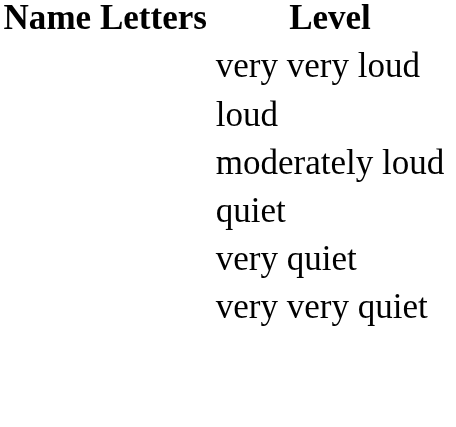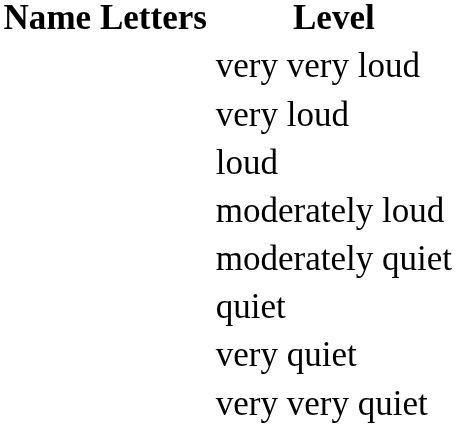+ row: (282, 114)
+ row: (334, 258)
